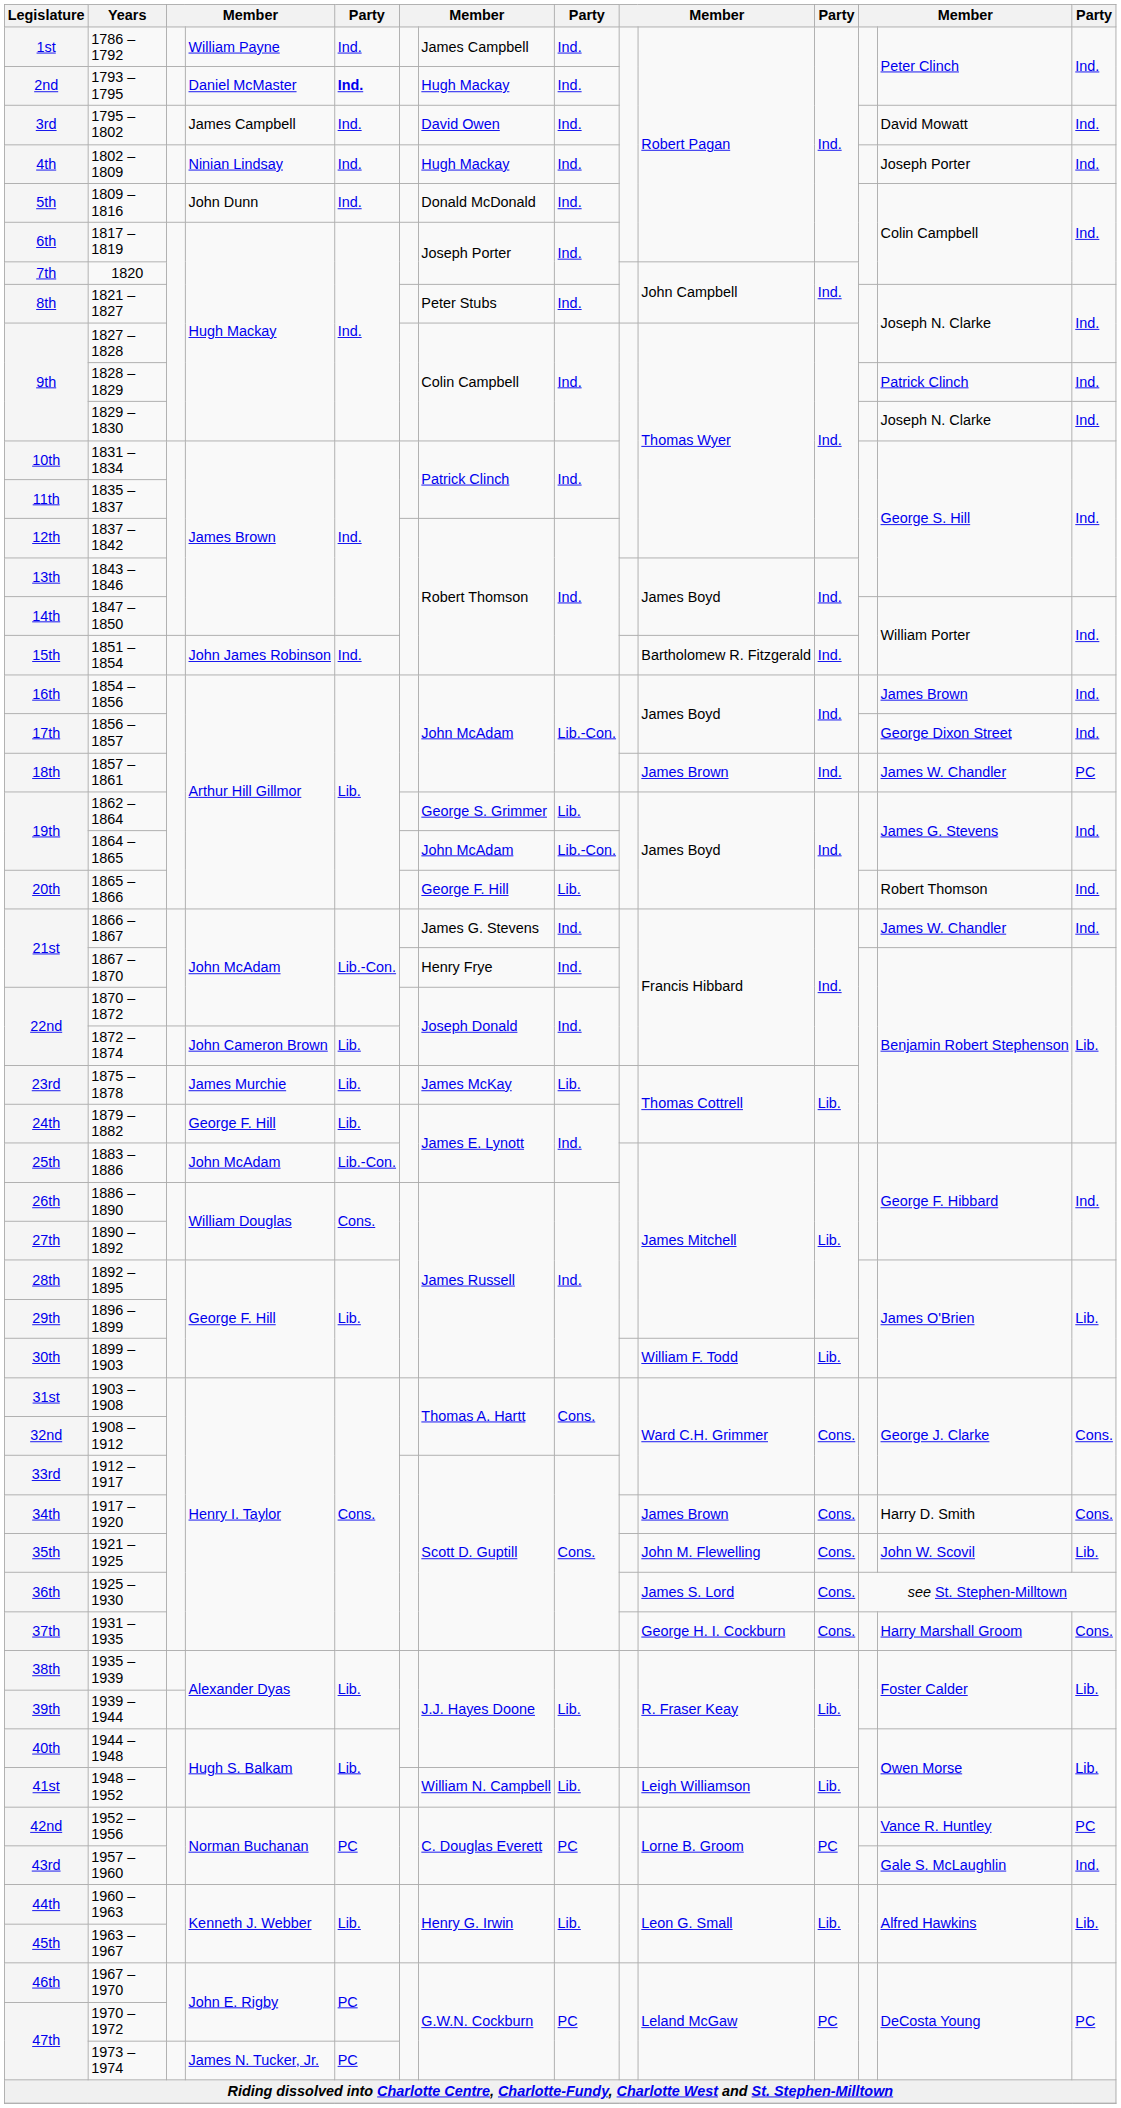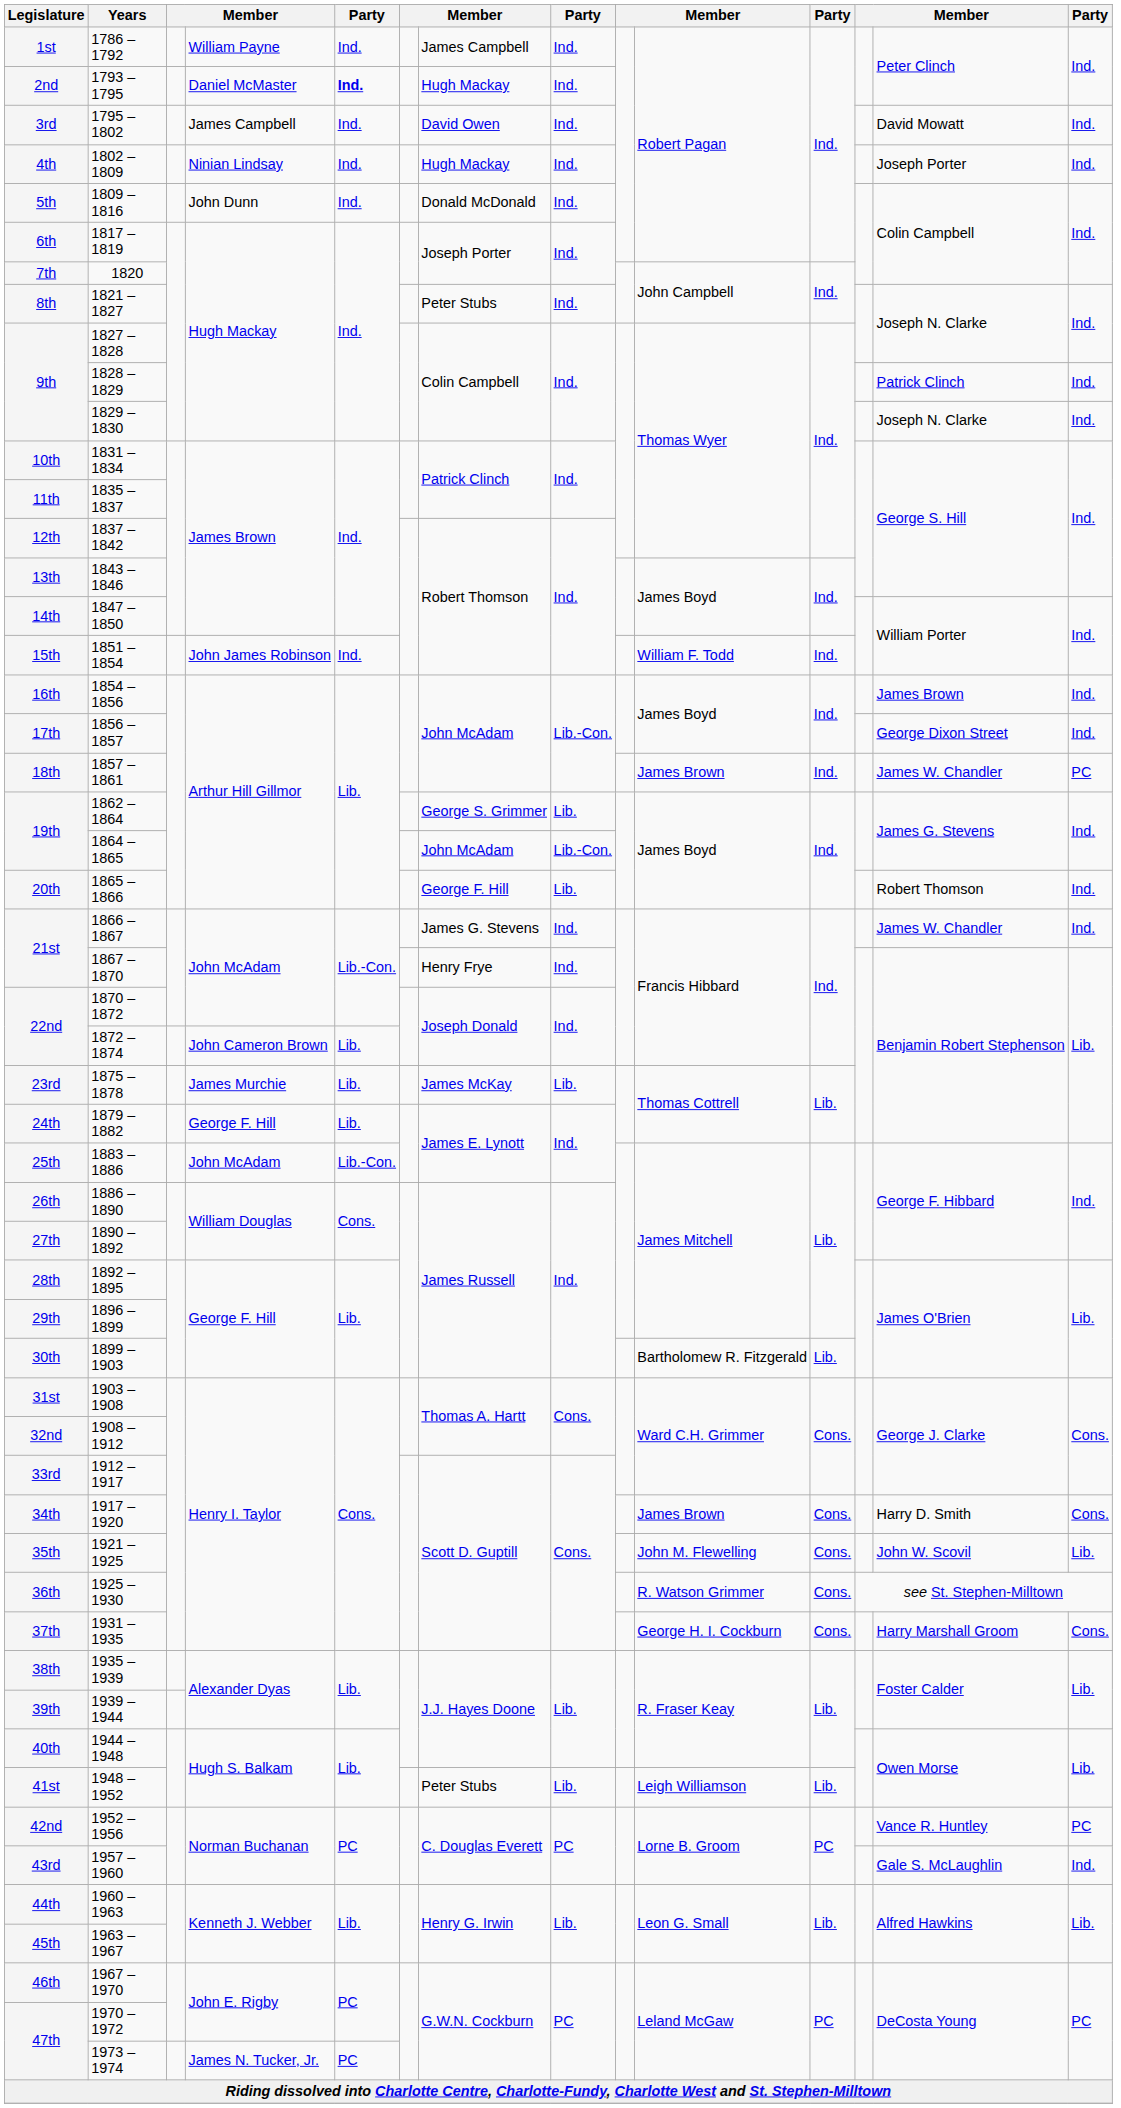(726, 655) Bartholomew R. Fitzgerald -> (686, 655) William F. Todd
(690, 1357) William F. Todd -> (722, 1357) Bartholomew R. Fitzgerald
(688, 1592) James S. Lord -> (701, 1592) R. Watson Grimmer
(486, 1787) William N. Campbell -> (459, 1787) Peter Stubs
